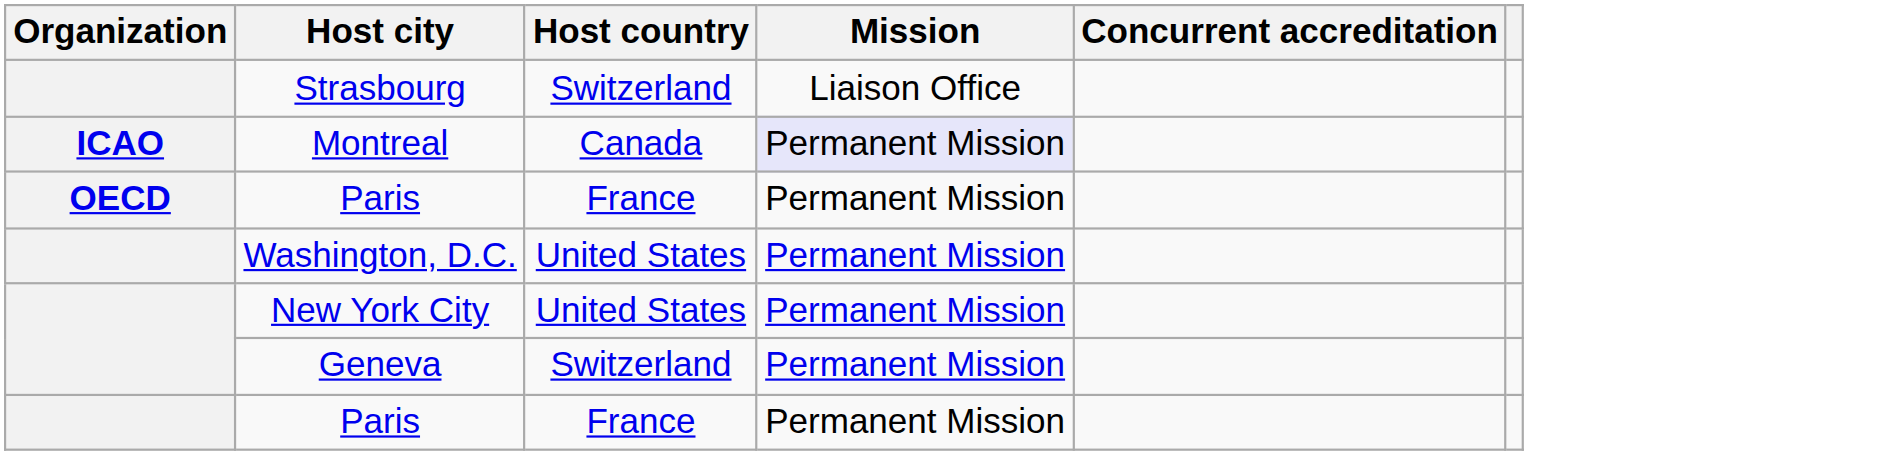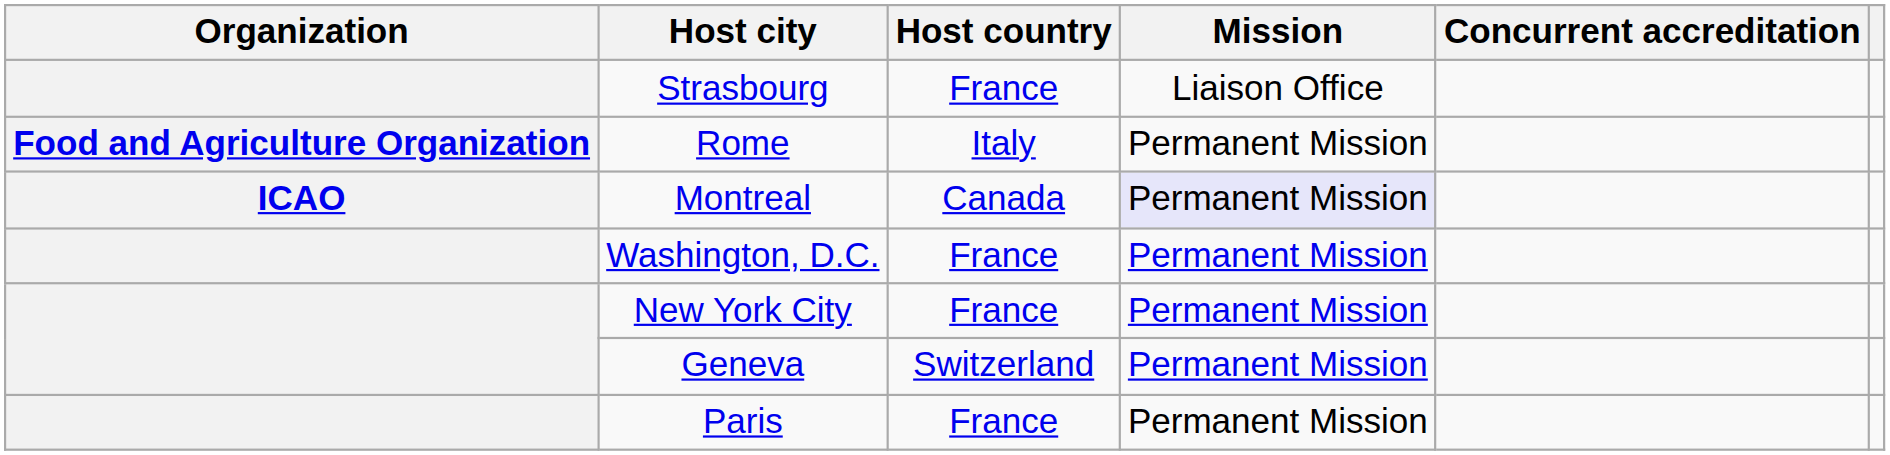(641, 87) Switzerland -> (1004, 87) France
+ row: (302, 143)
- row: (120, 198)
(641, 254) United States -> (1004, 254) France
(641, 310) United States -> (1004, 310) France
